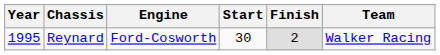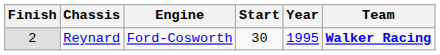columns swapped: (24, 16) <-> (295, 16)
(378, 38) normal -> (378, 38) bold
